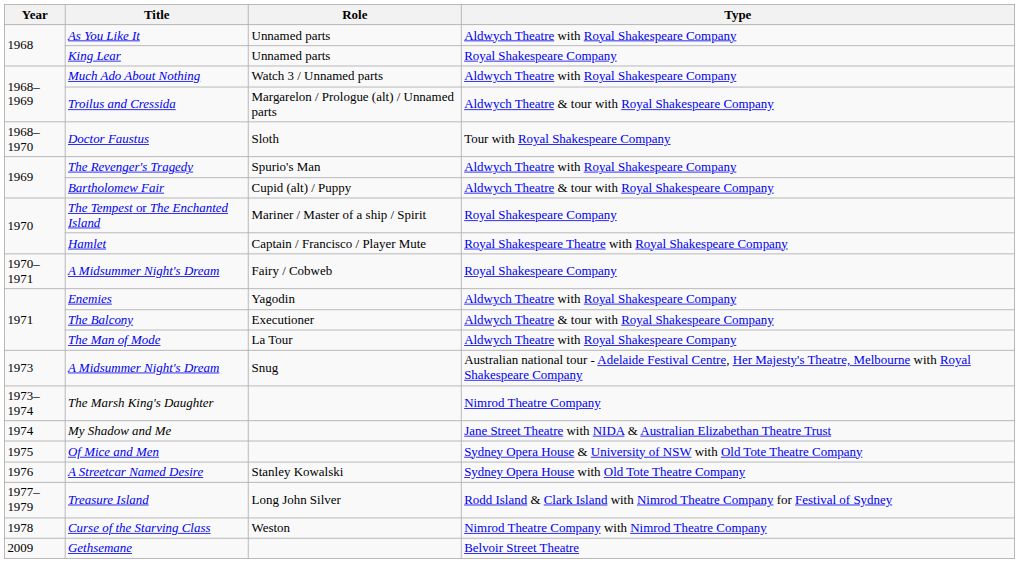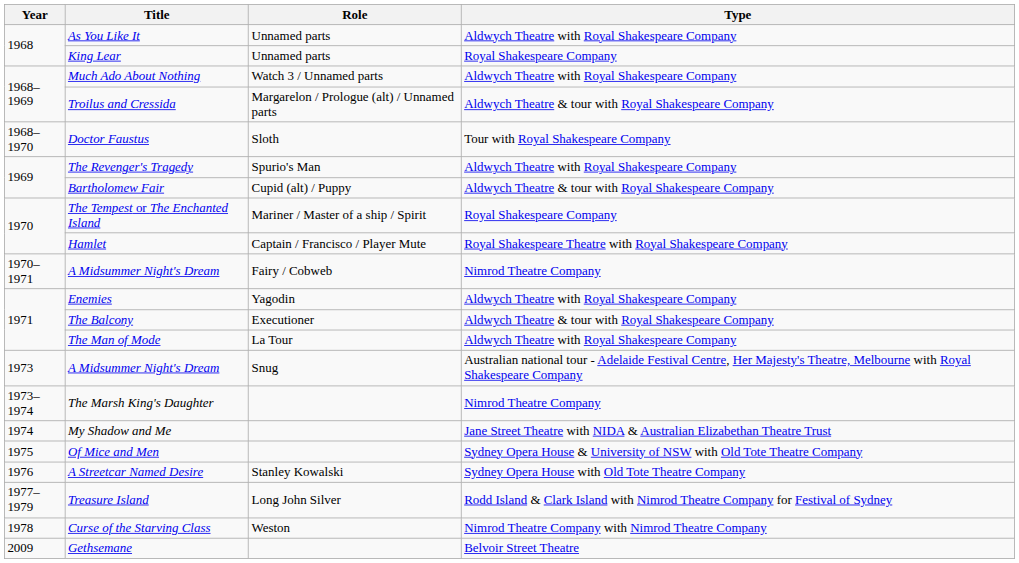(540, 271) Royal Shakespeare Company -> (532, 271) Nimrod Theatre Company
